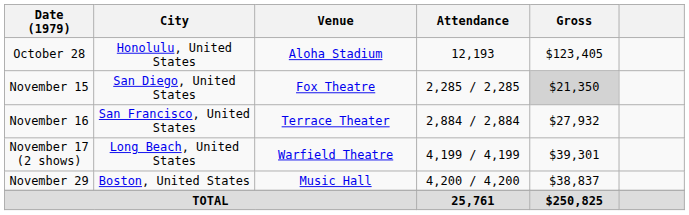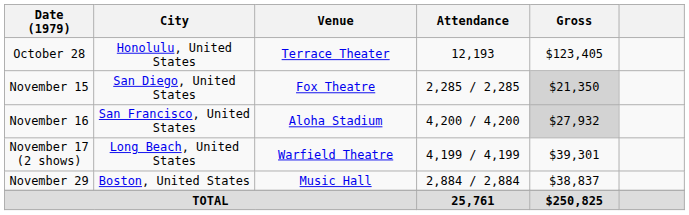(336, 54) Aloha Stadium -> (336, 54) Terrace Theater
(336, 121) Terrace Theater -> (336, 121) Aloha Stadium
(473, 121) 2,884 / 2,884 -> (473, 121) 4,200 / 4,200
(574, 121) no background -> (574, 121) lightgrey background
(473, 181) 4,200 / 4,200 -> (473, 181) 2,884 / 2,884
